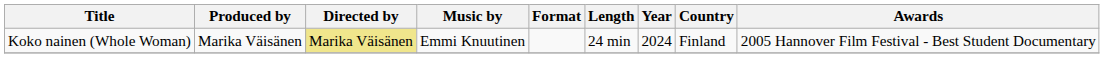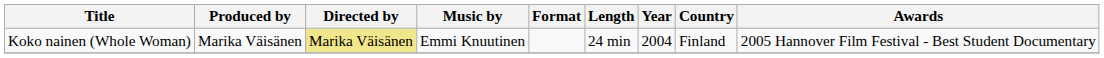(657, 40) 2024 -> (657, 40) 2004
